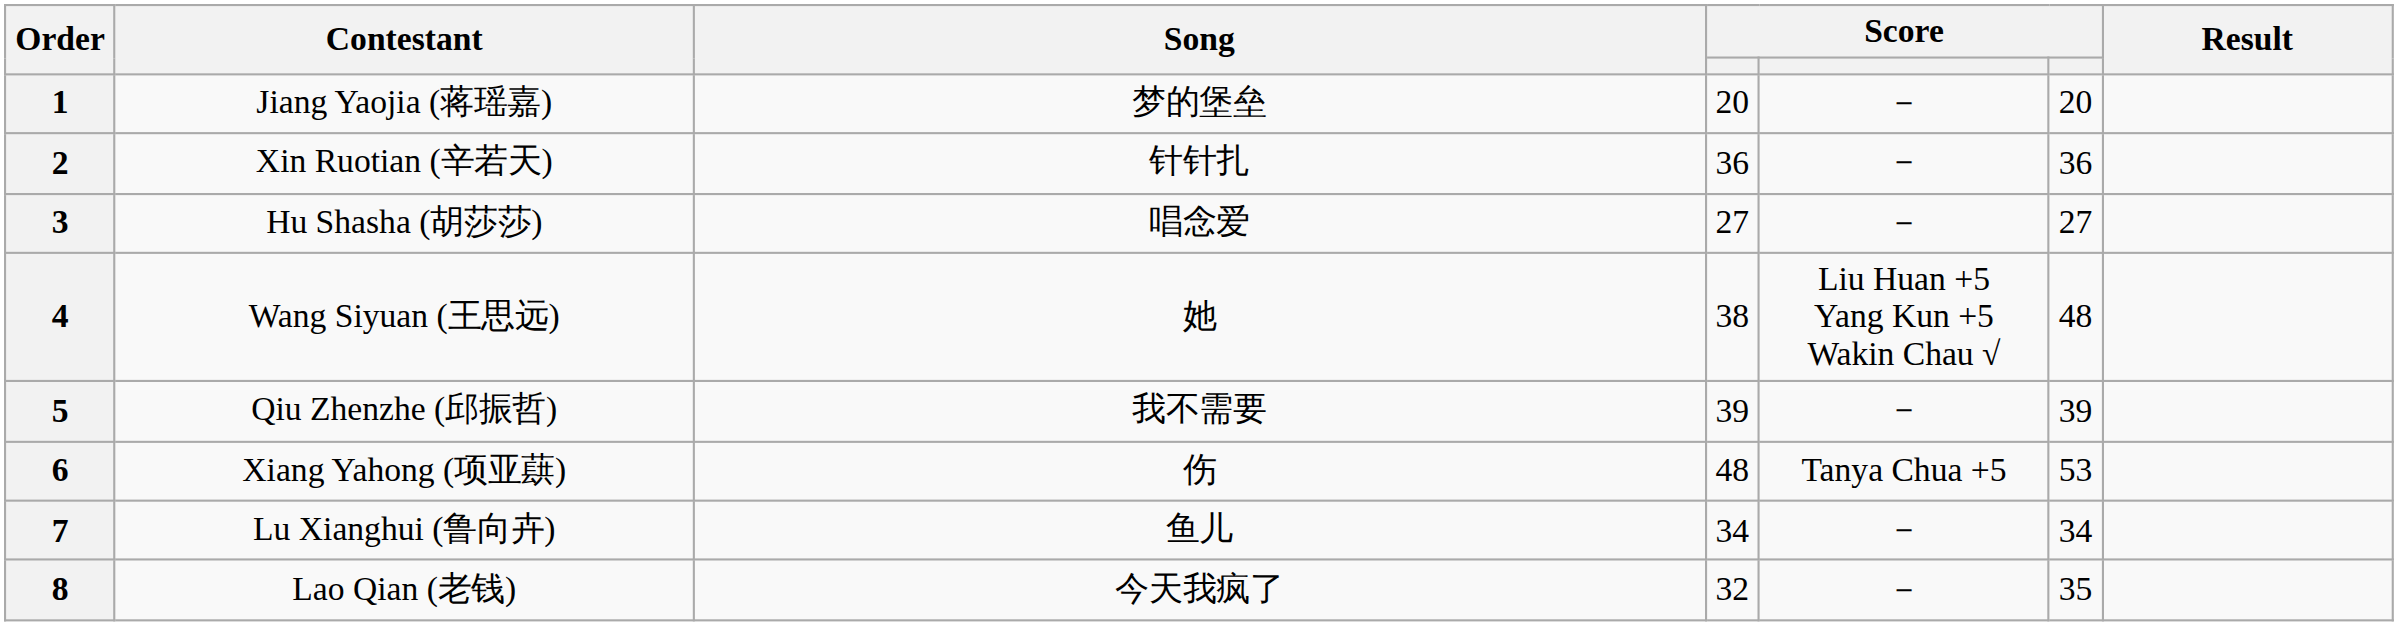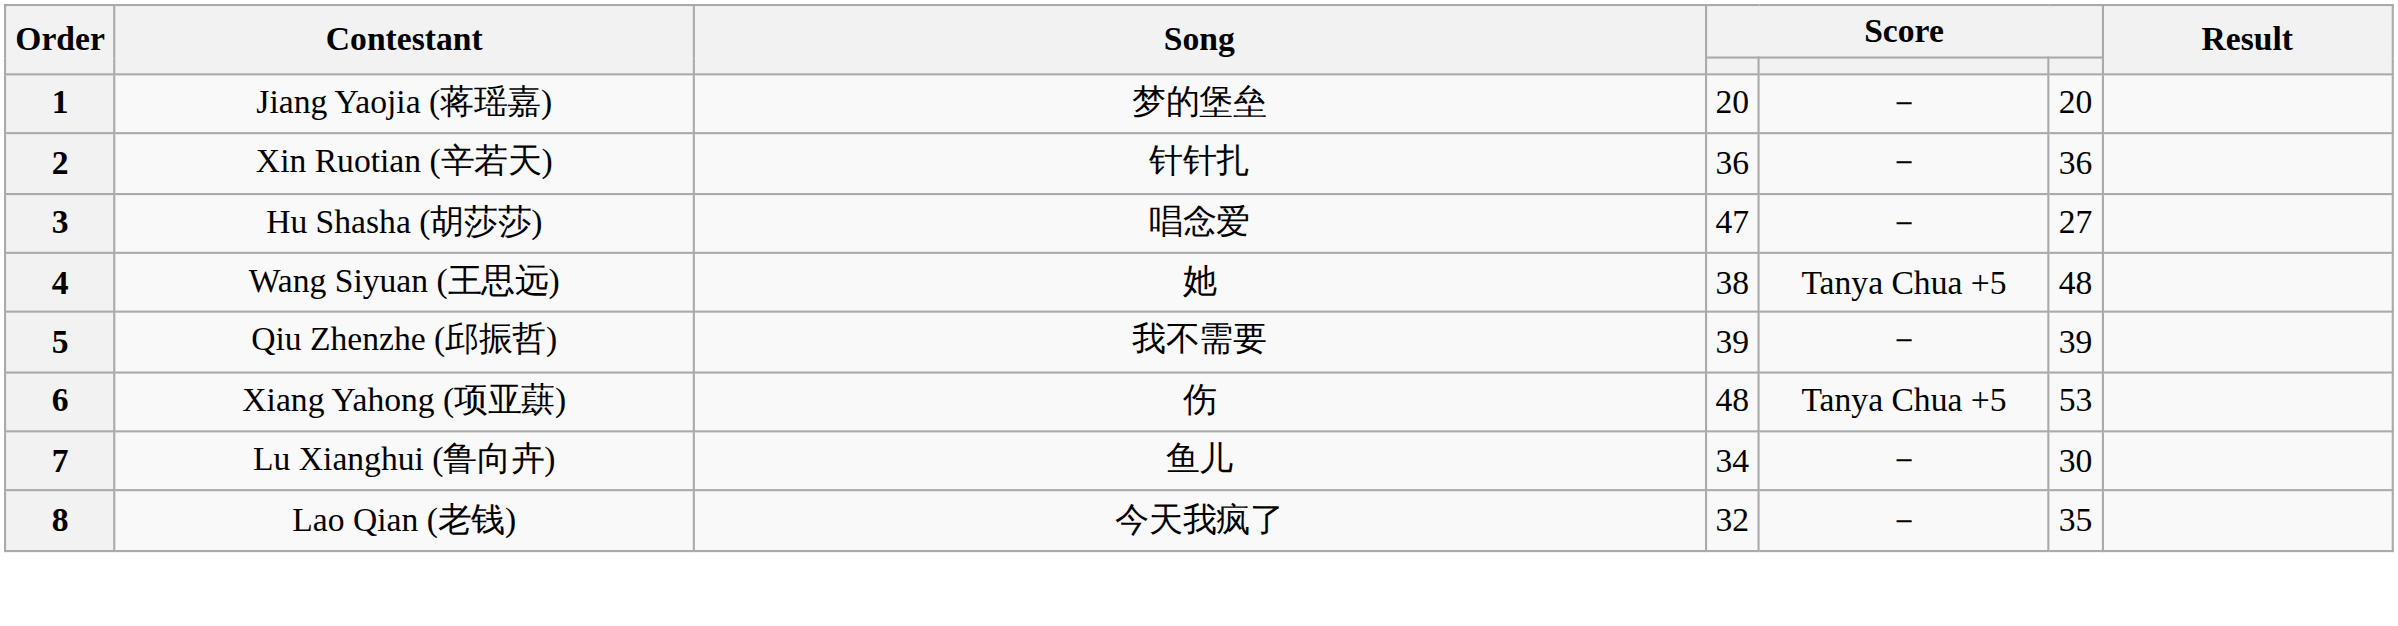(1732, 222) 27 -> (1732, 222) 47
(1904, 316) Liu Huan +5 Yang Kun +5 Wakin Chau √ -> (1904, 281) Tanya Chua +5
(2076, 529) 34 -> (2076, 460) 30
